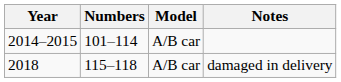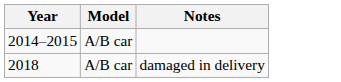- column: (115, 16)
